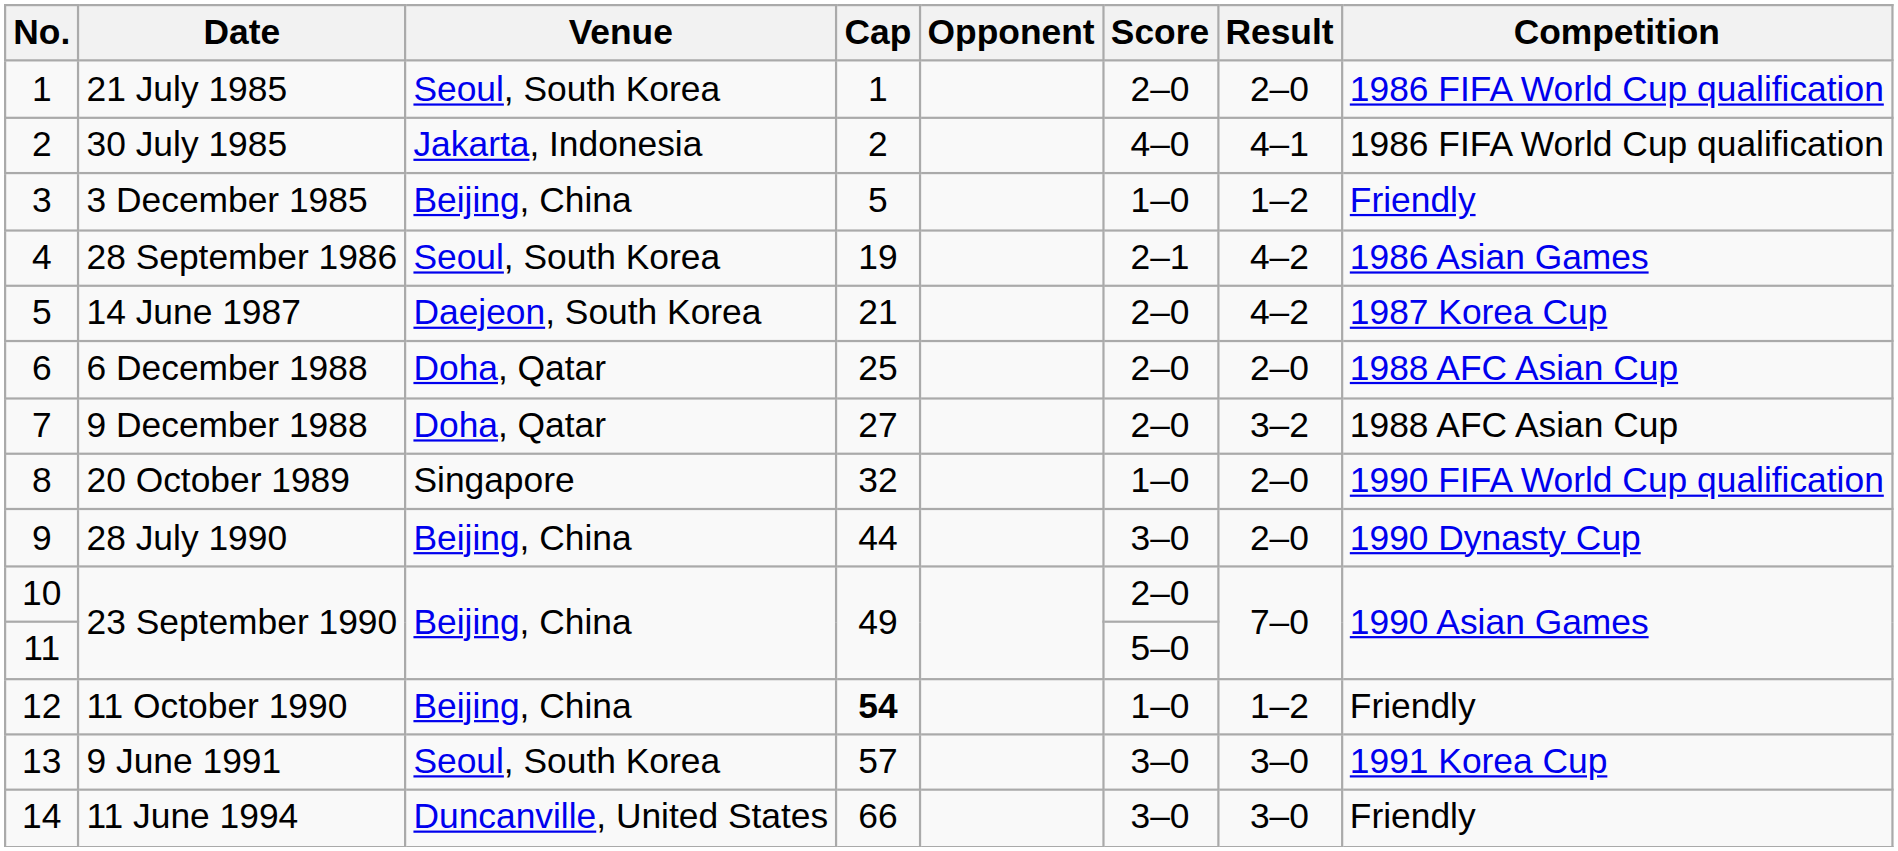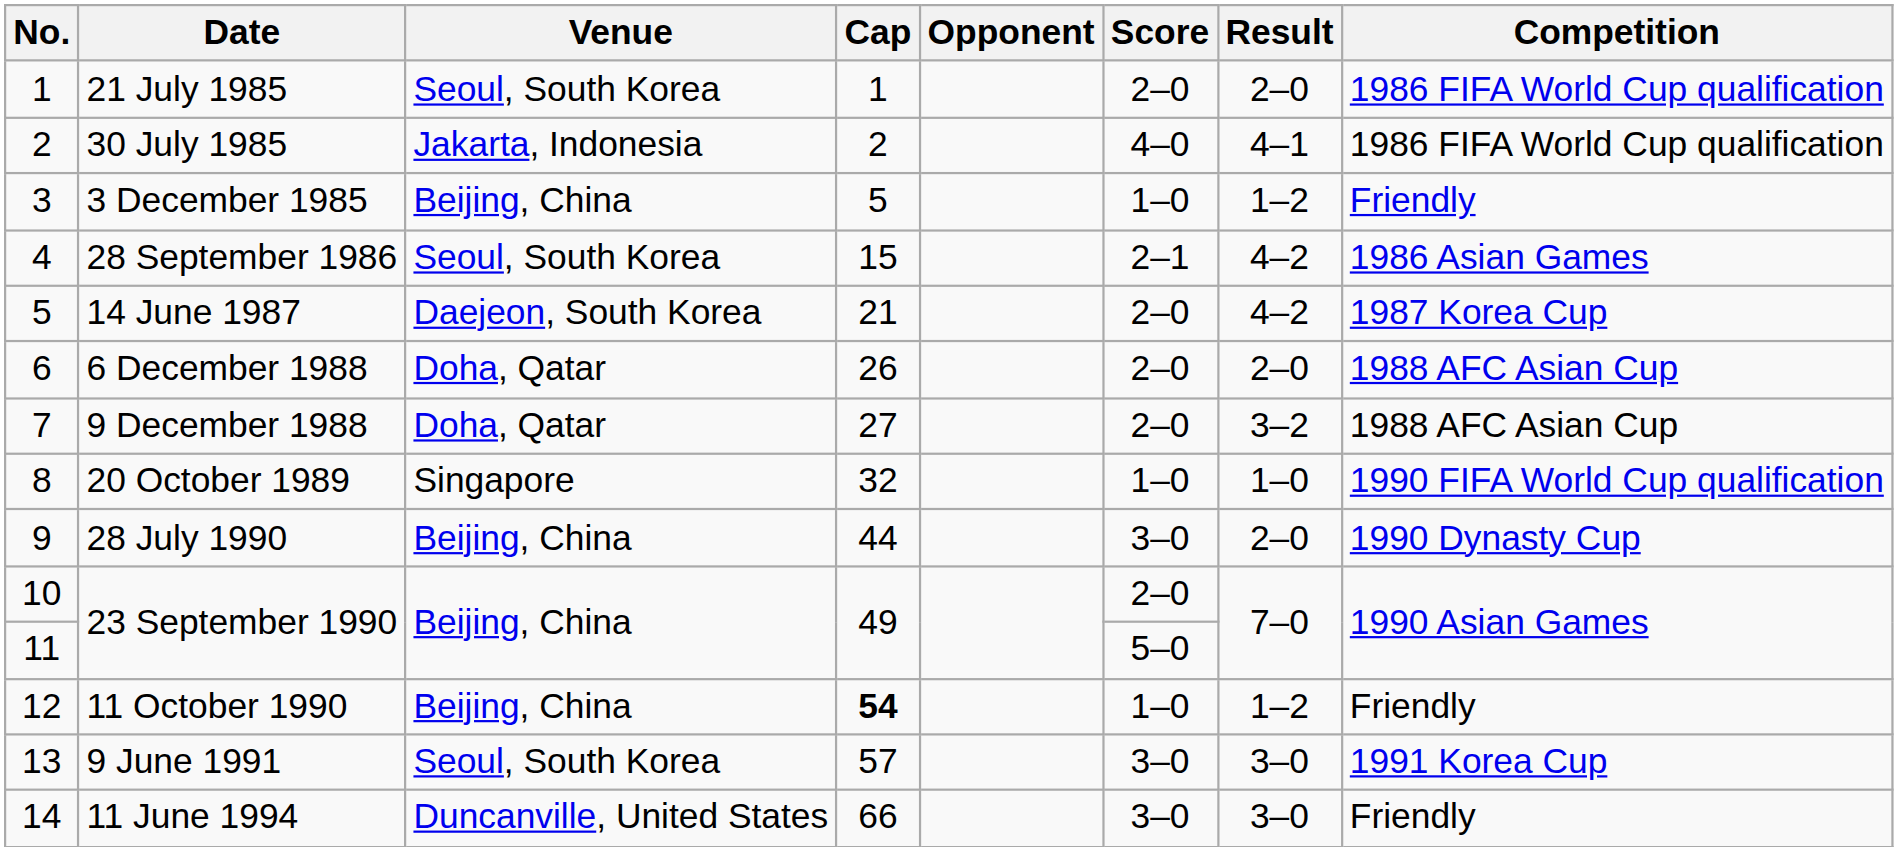(878, 256) 19 -> (878, 256) 15
(878, 369) 25 -> (878, 369) 26
(1279, 481) 2–0 -> (1279, 481) 1–0
